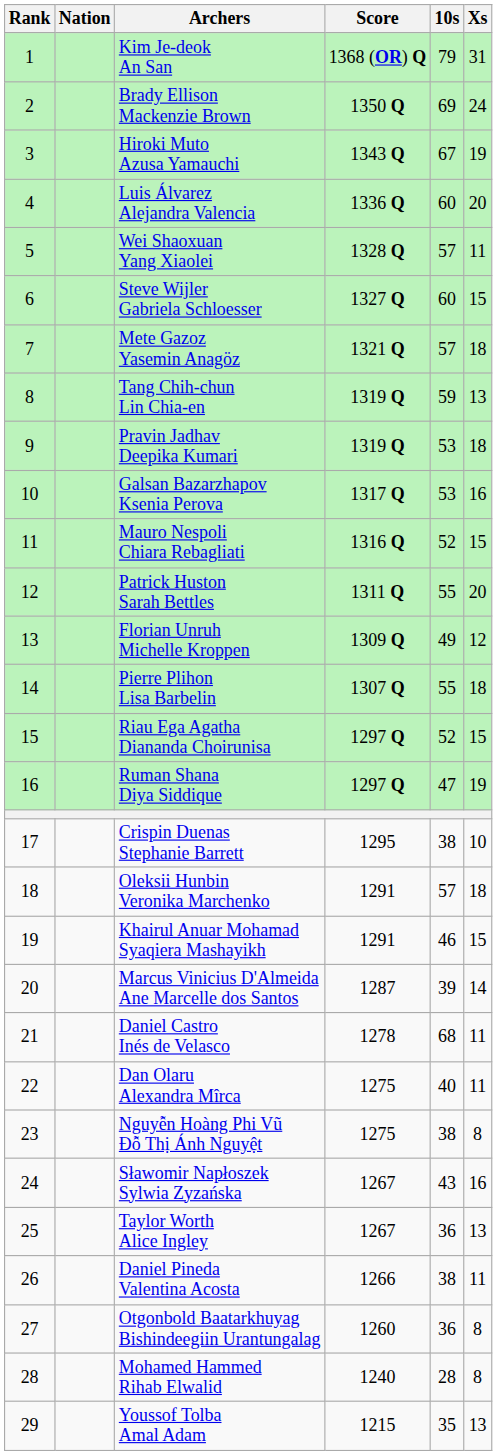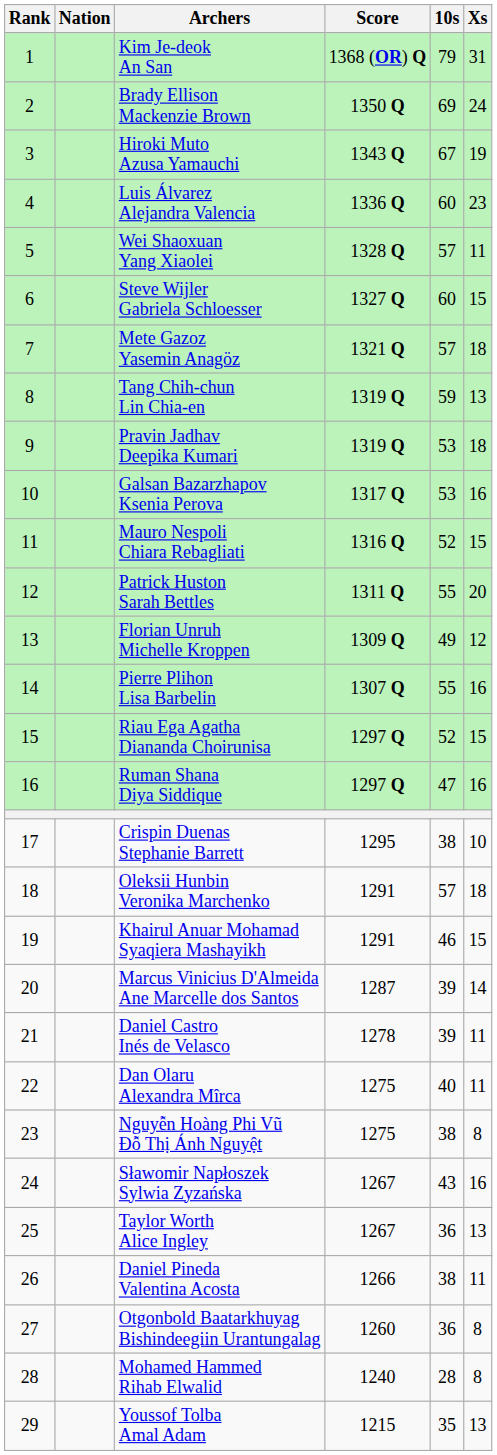(478, 202) 20 -> (478, 202) 23
(478, 688) 18 -> (478, 688) 16
(478, 785) 19 -> (478, 785) 16
(447, 1037) 68 -> (447, 1037) 39
